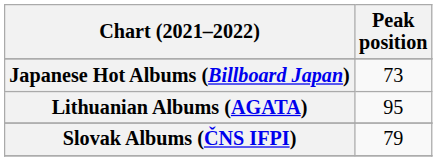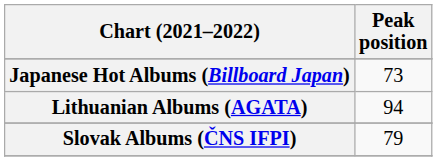(393, 107) 95 -> (393, 107) 94
